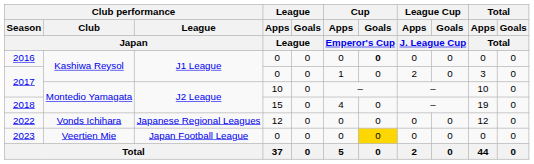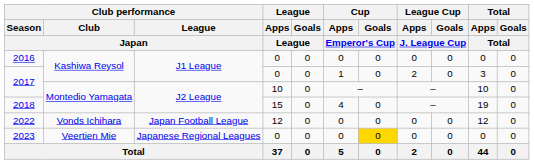(378, 58) bold -> (378, 58) normal
(199, 120) Japanese Regional Leagues -> (199, 120) Japan Football League
(199, 136) Japan Football League -> (199, 136) Japanese Regional Leagues
